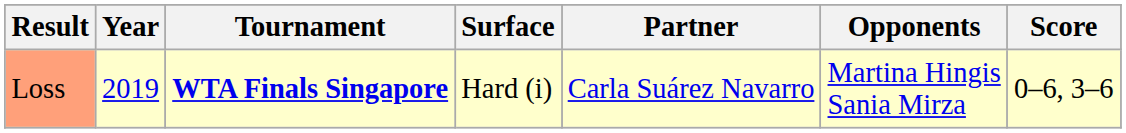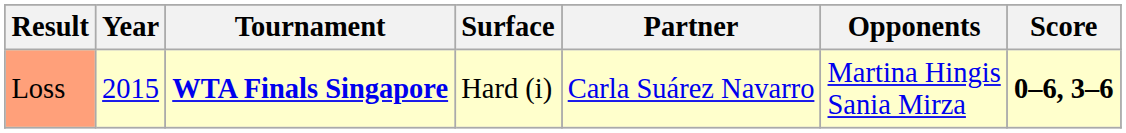(131, 88) 2019 -> (131, 88) 2015
(1064, 88) normal -> (1064, 88) bold
